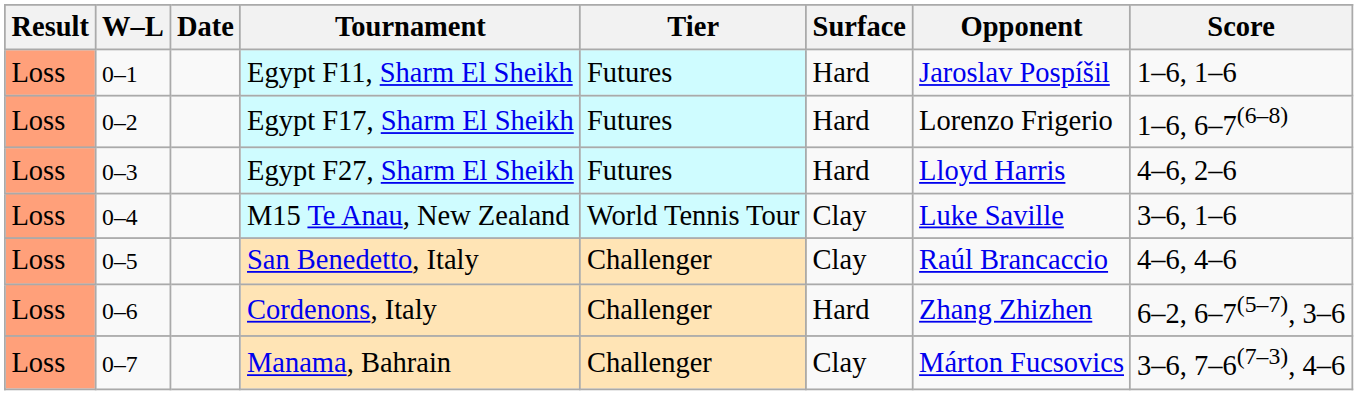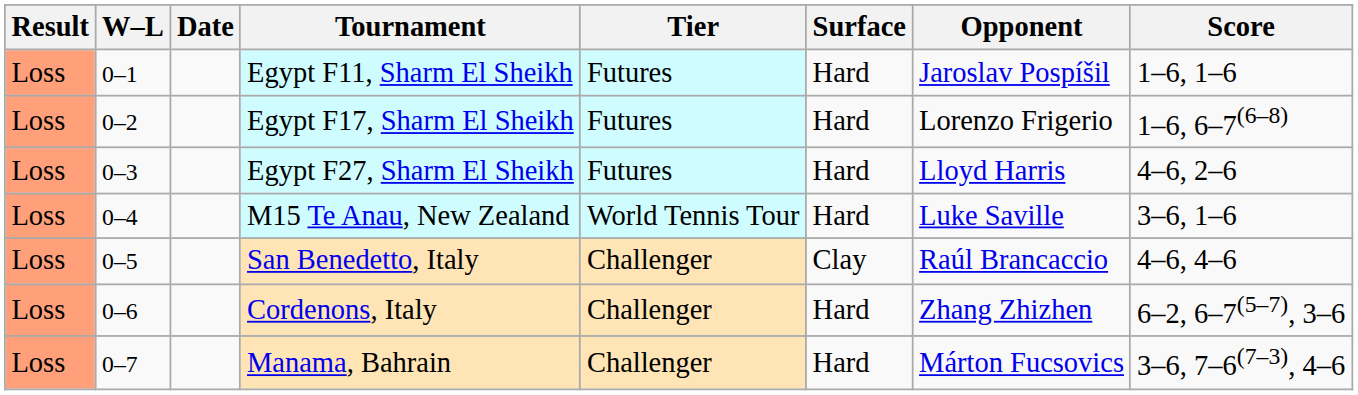(840, 215) Clay -> (841, 215) Hard
(840, 362) Clay -> (841, 362) Hard
